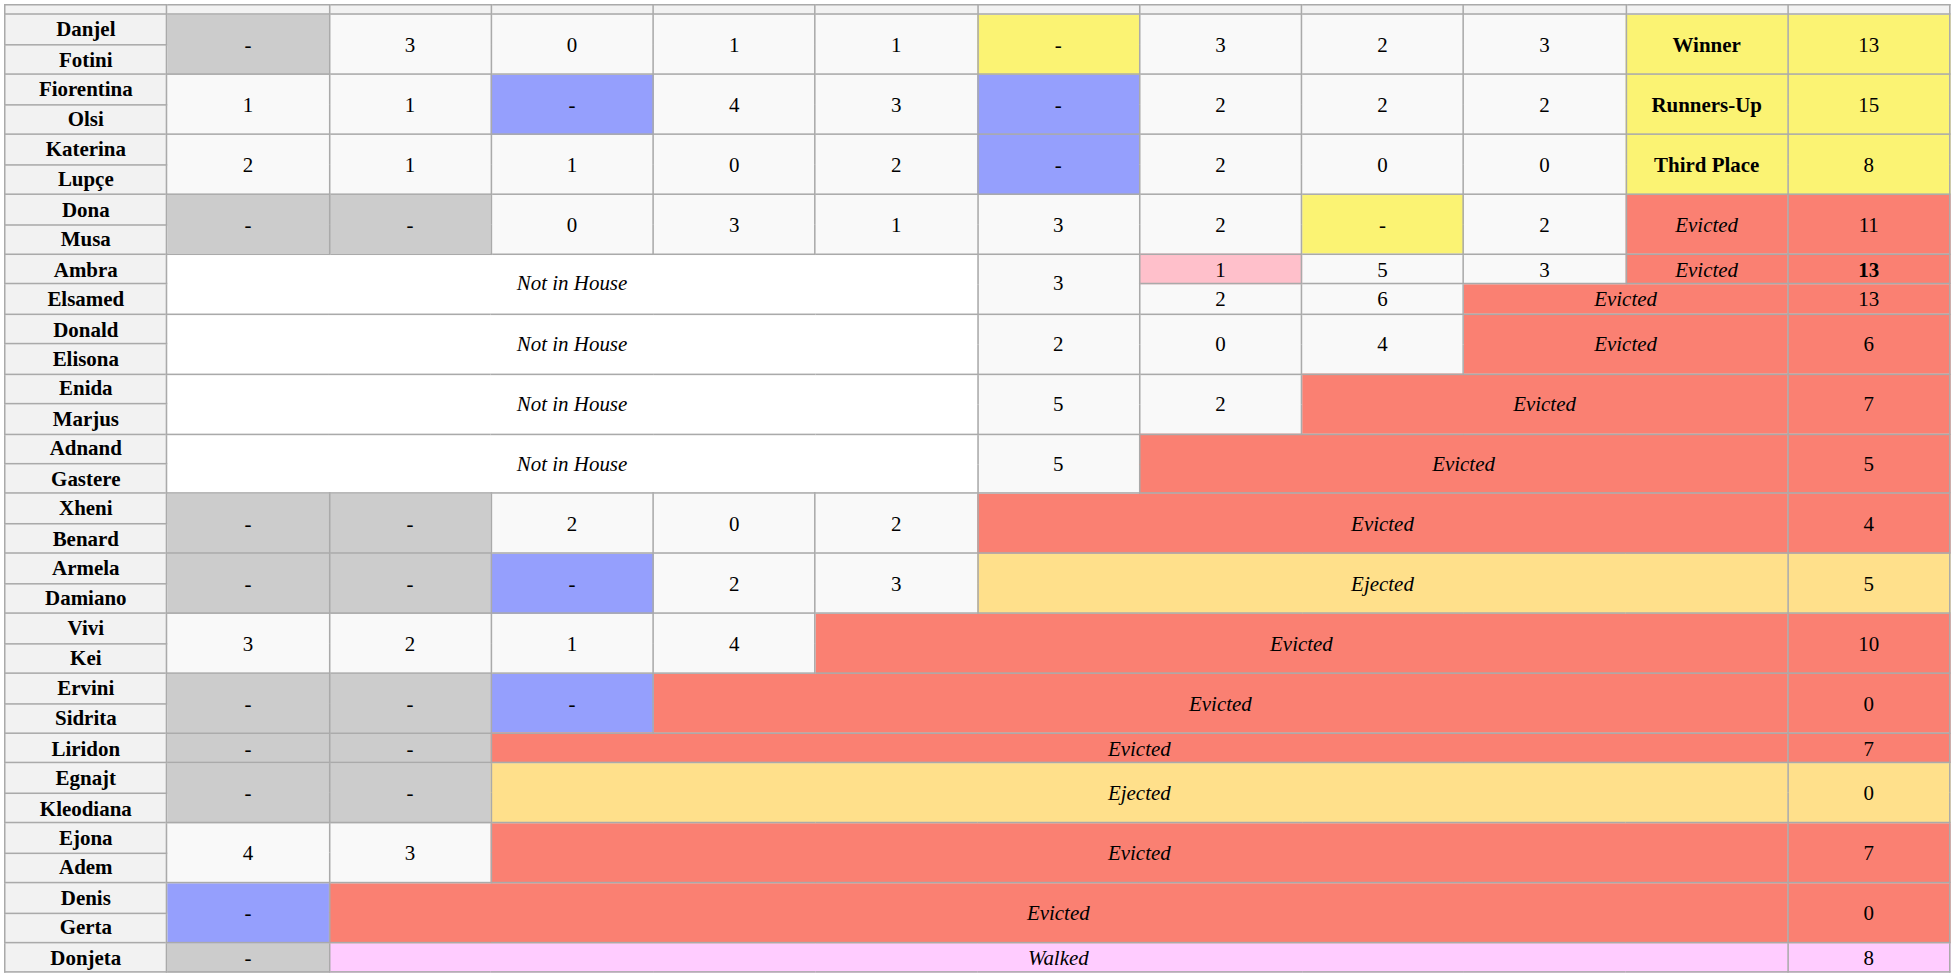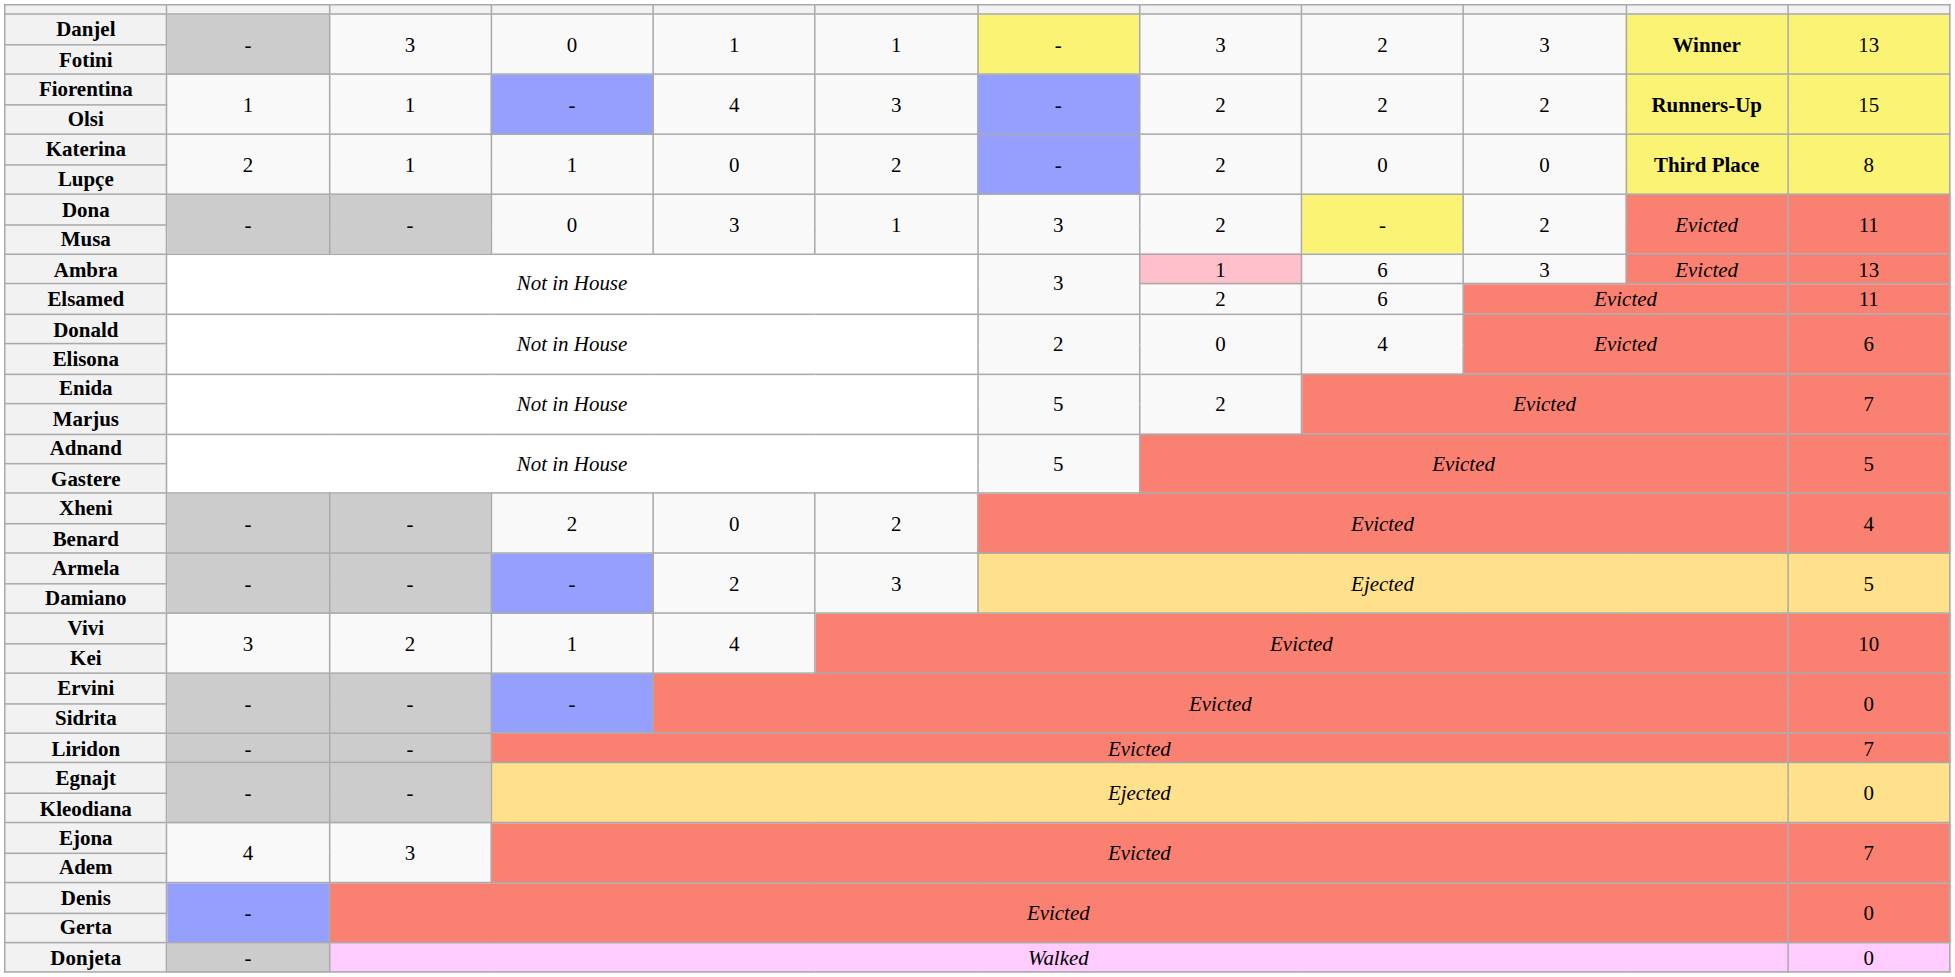(1382, 269) 5 -> (1382, 269) 6
(1869, 269) bold -> (1869, 269) normal
(1869, 299) 13 -> (1869, 299) 11
(1869, 957) 8 -> (1869, 957) 0
